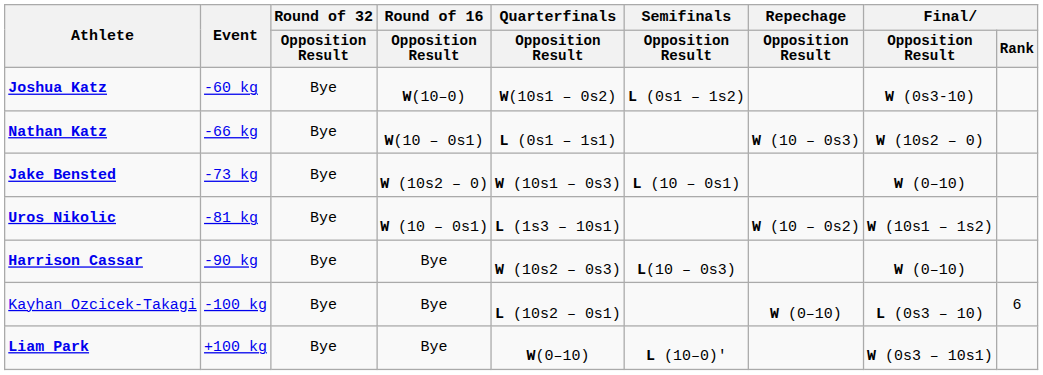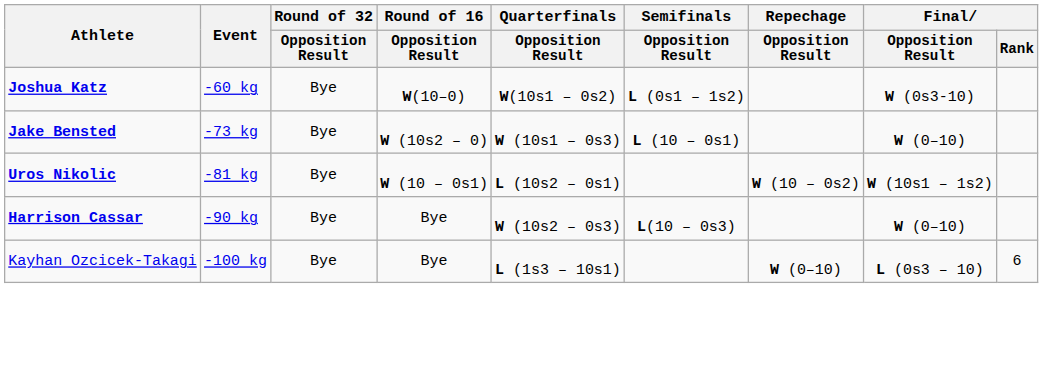- row: (58, 132)
(558, 227) L (1s3 – 10s1) -> (558, 184) L (10s2 – 0s1)
(558, 313) L (10s2 – 0s1) -> (558, 270) L (1s3 – 10s1)
- row: (49, 347)
